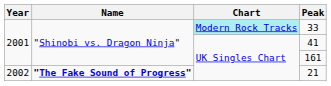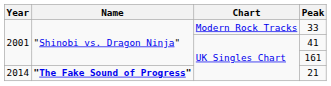(247, 27) paleturquoise background -> (247, 27) no background
(18, 73) 2002 -> (18, 73) 2014
